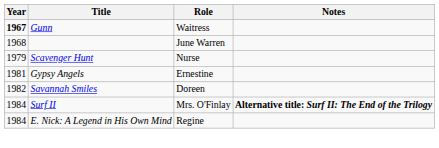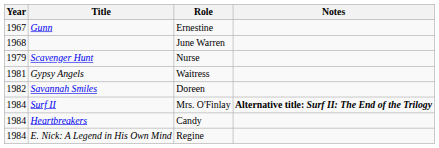(16, 27) bold -> (16, 27) normal
(193, 27) Waitress -> (195, 27) Ernestine
(195, 74) Ernestine -> (193, 74) Waitress
+ row: (59, 120)
